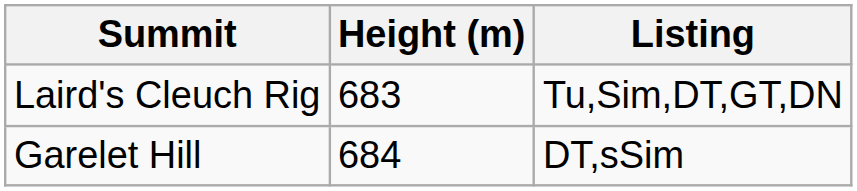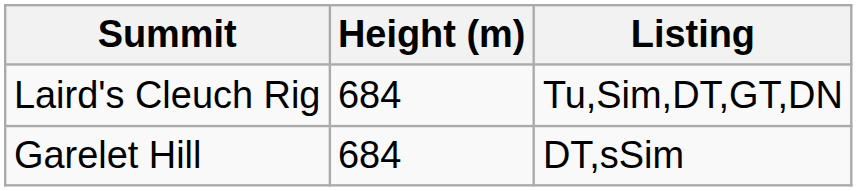(370, 94) 683 -> (370, 94) 684
